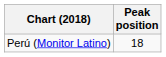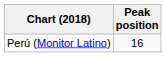(137, 43) 18 -> (137, 43) 16
